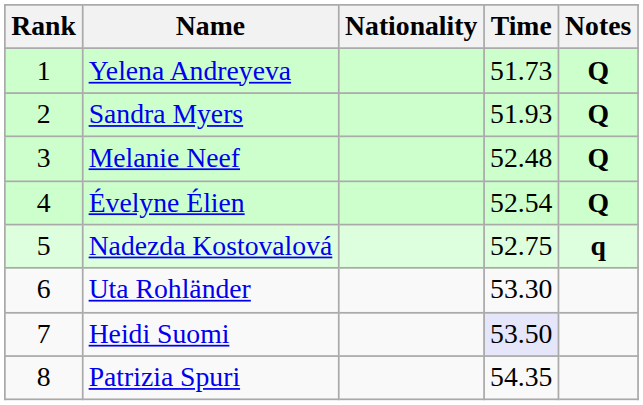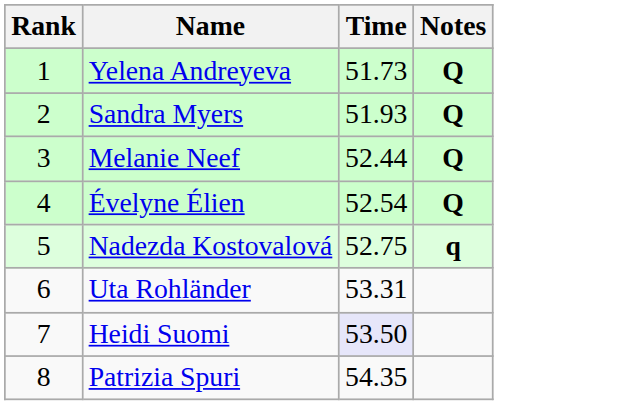- column: (411, 26)
(521, 158) 52.48 -> (376, 158) 52.44
(521, 289) 53.30 -> (376, 289) 53.31
